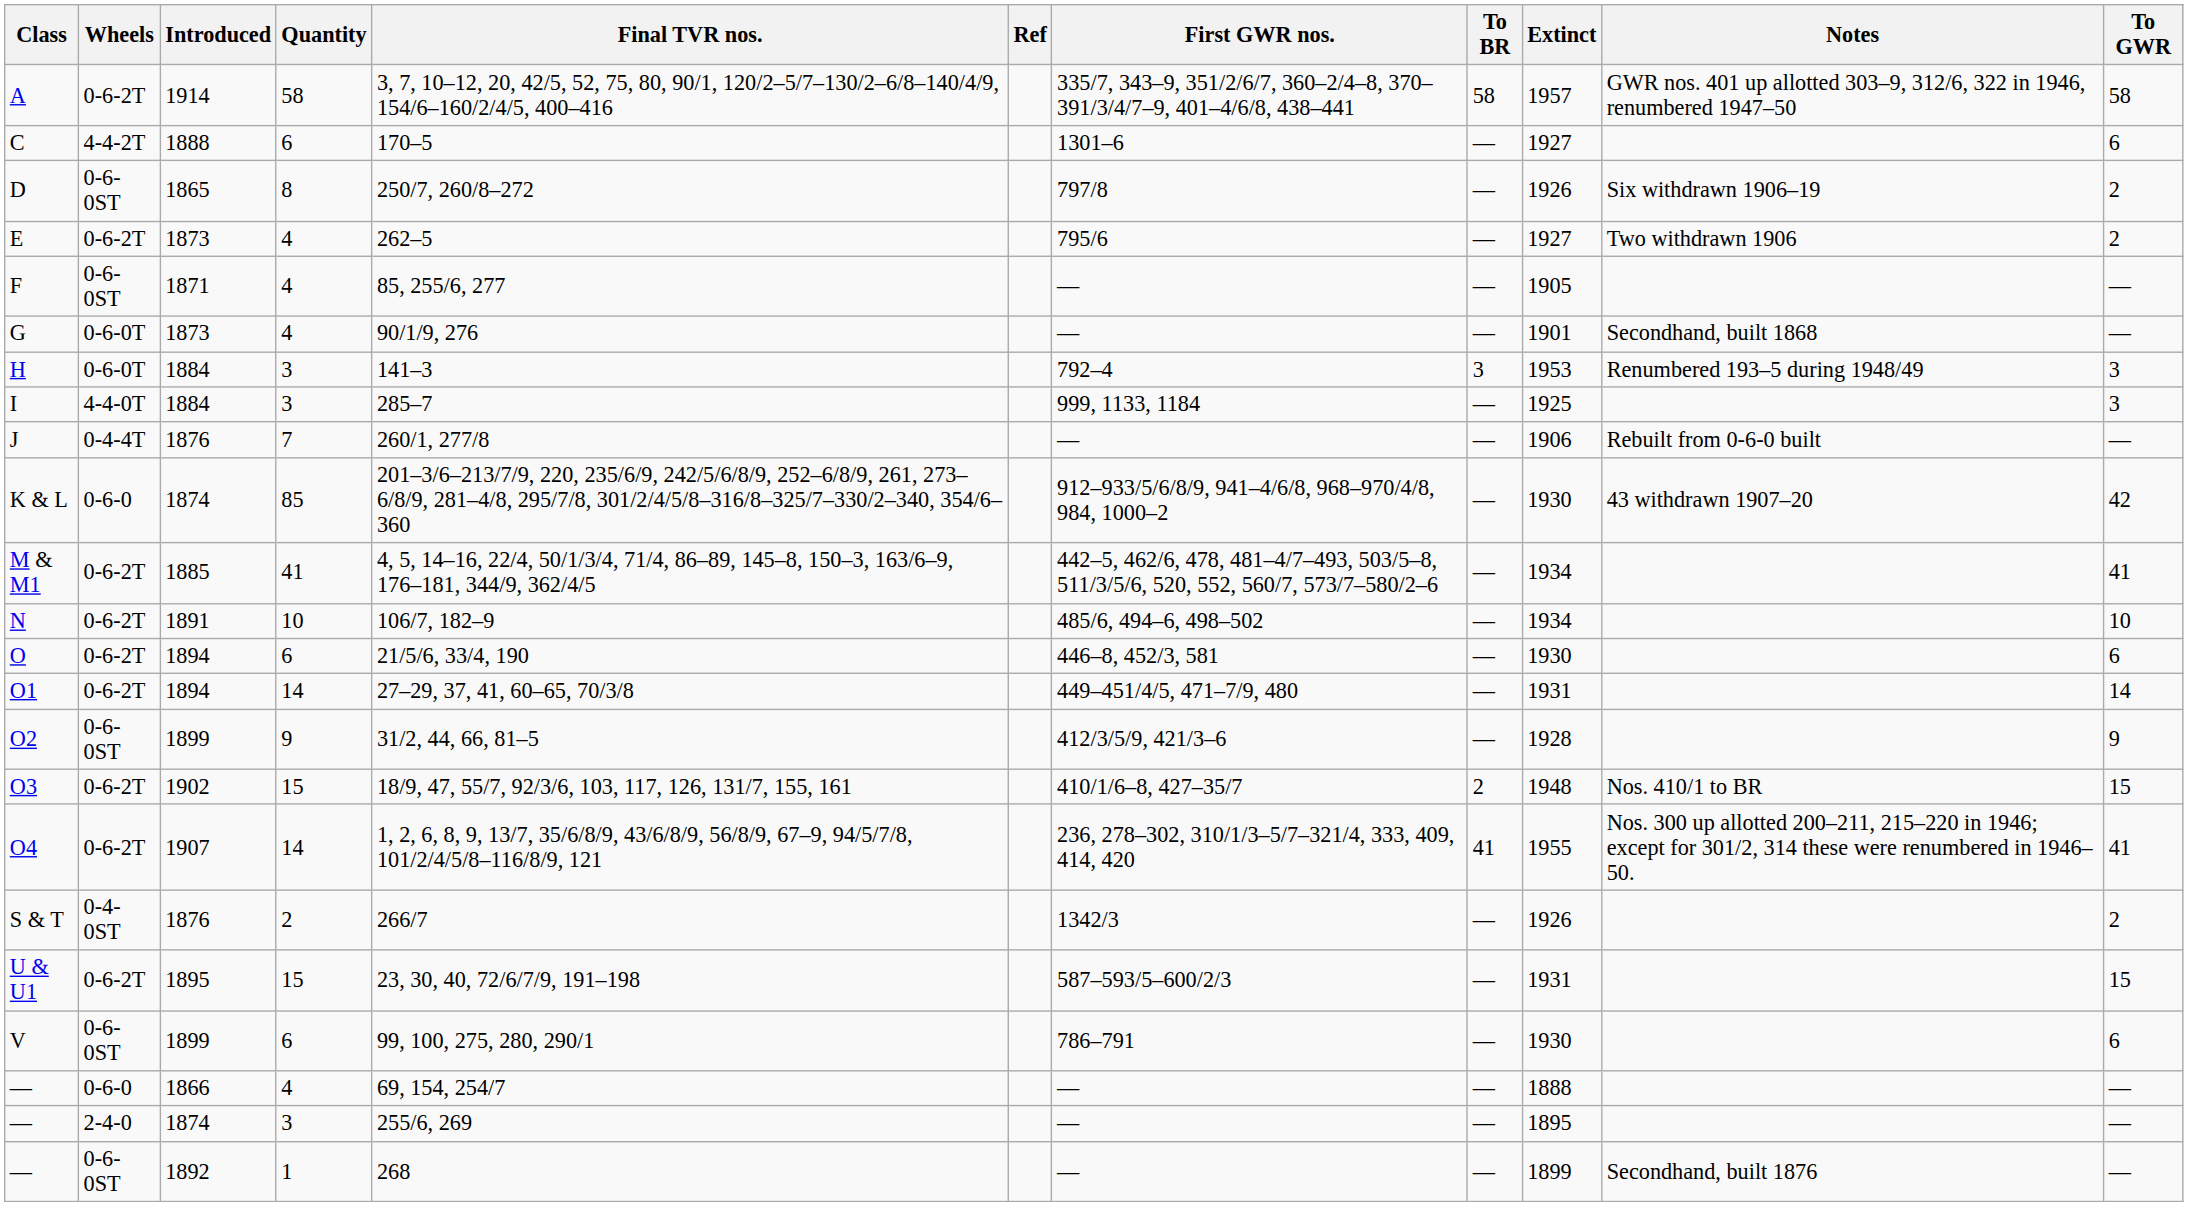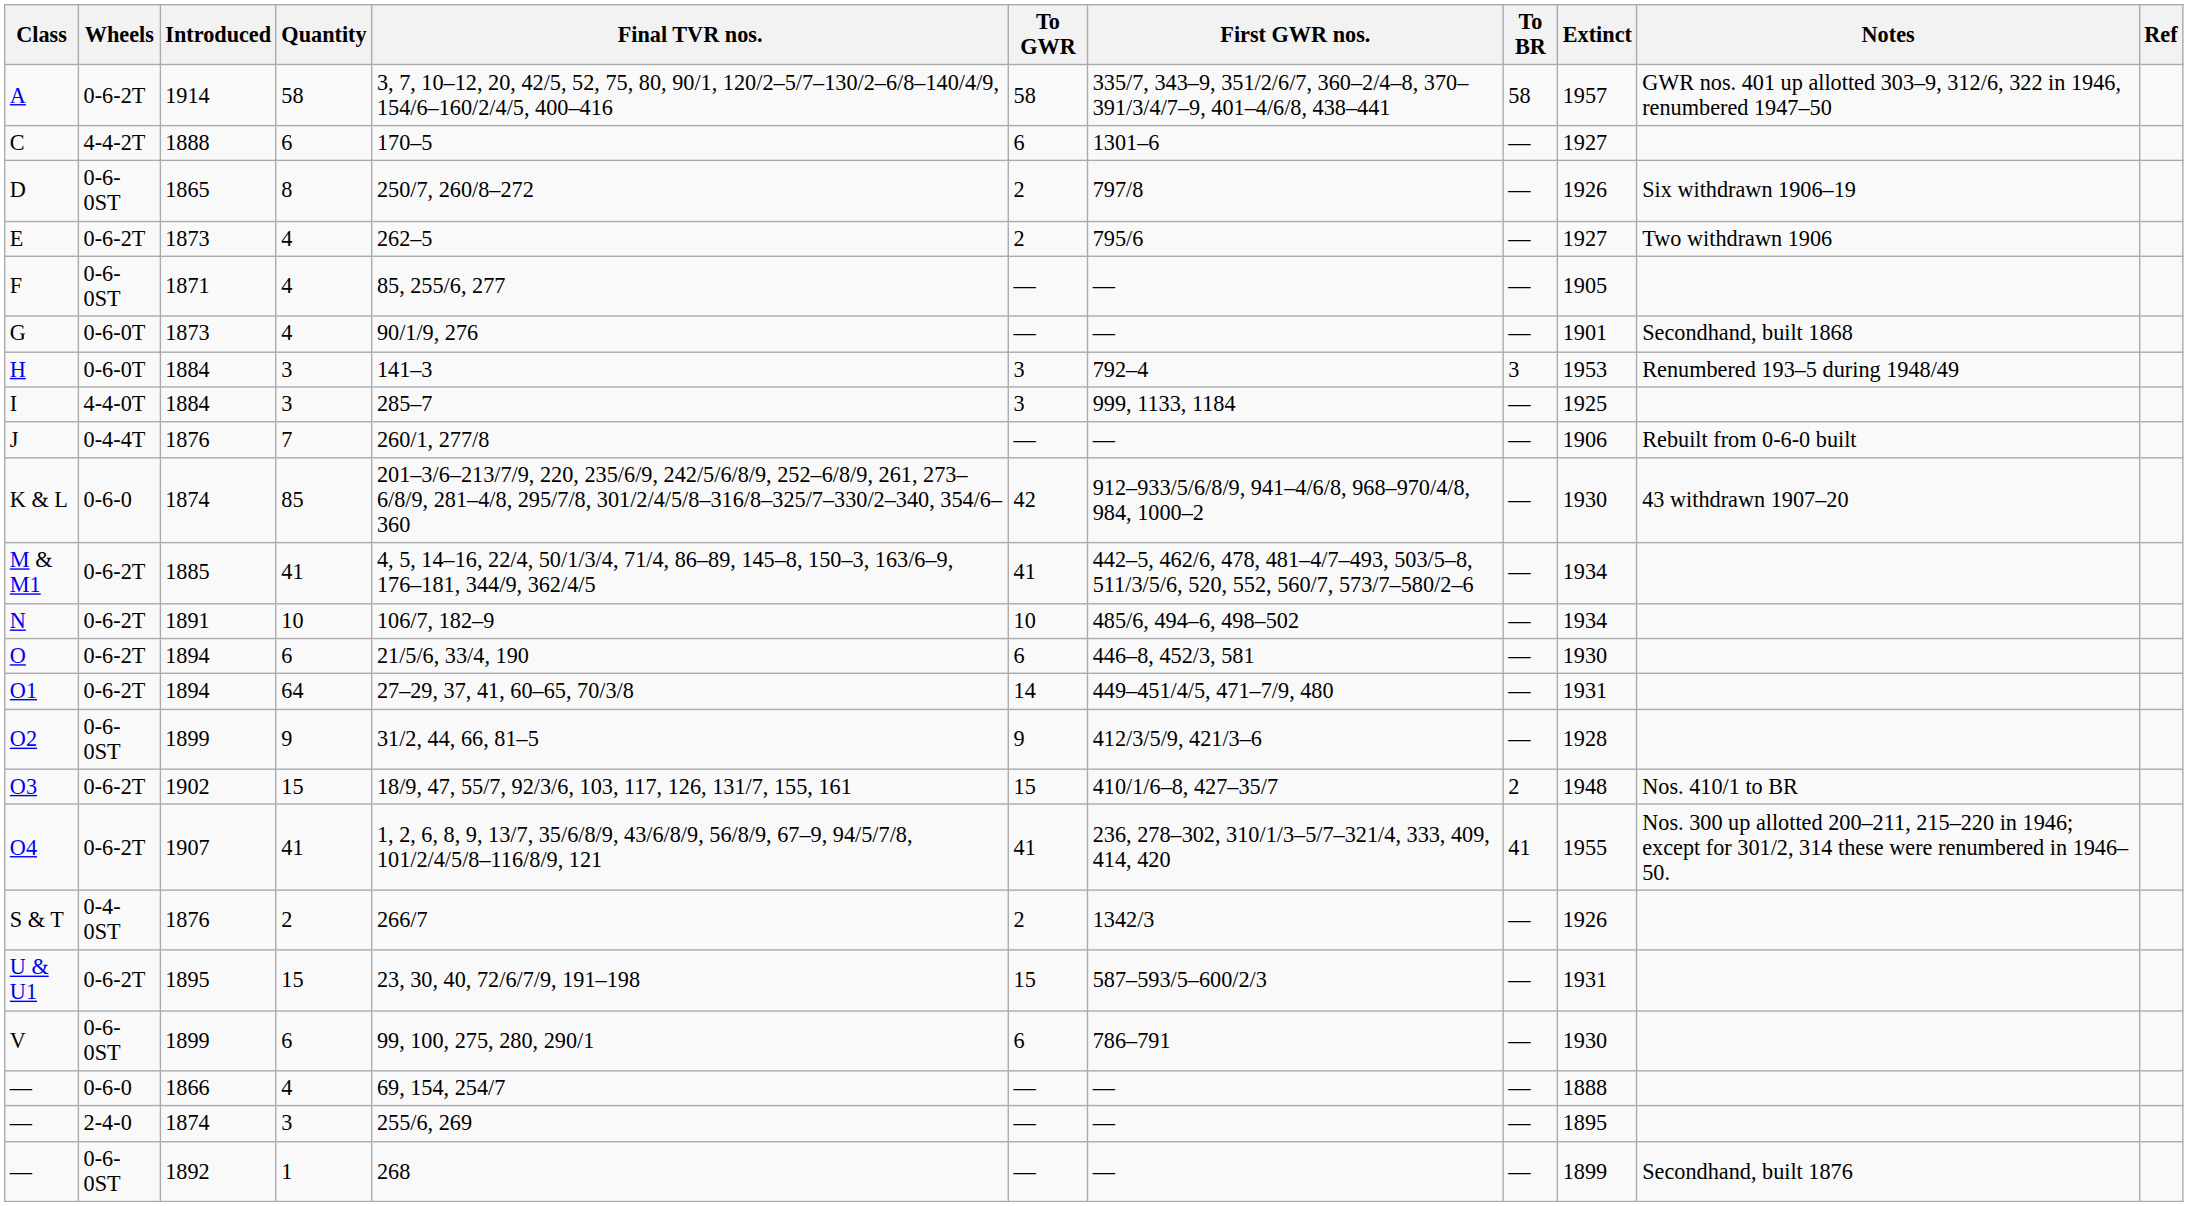columns swapped: (2143, 34) <-> (1030, 34)
(292, 691) 14 -> (292, 691) 64
(292, 846) 14 -> (292, 846) 41
